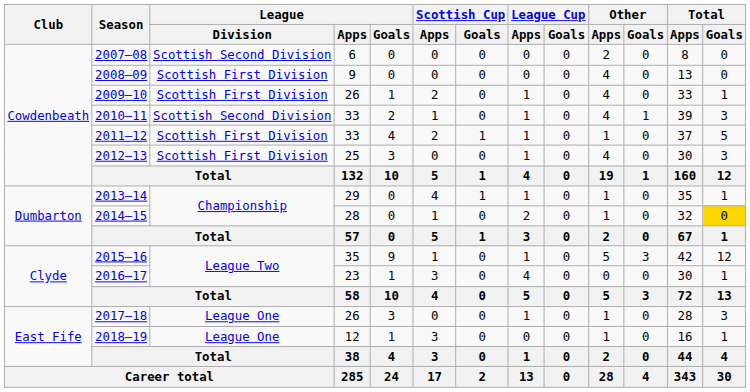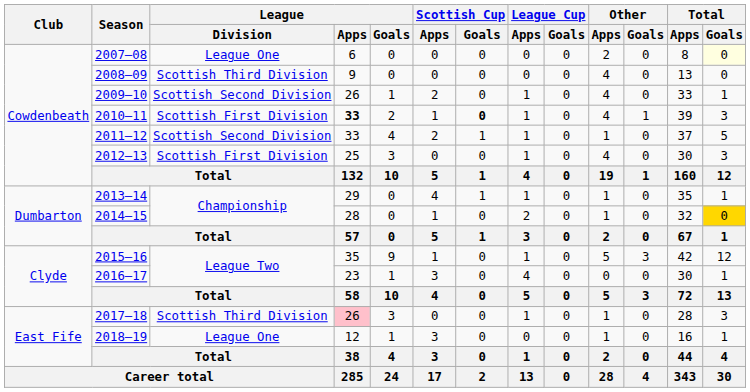(242, 55) Scottish Second Division -> (242, 55) League One
(724, 55) no background -> (724, 55) lightyellow background
(242, 75) Scottish First Division -> (242, 75) Scottish Third Division
(242, 95) Scottish First Division -> (242, 95) Scottish Second Division
(242, 115) Scottish Second Division -> (242, 115) Scottish First Division
(352, 115) normal -> (352, 115) bold
(482, 115) normal -> (482, 115) bold
(242, 135) Scottish First Division -> (242, 135) Scottish Second Division
(242, 316) League One -> (242, 316) Scottish Third Division
(352, 316) no background -> (352, 316) pink background
